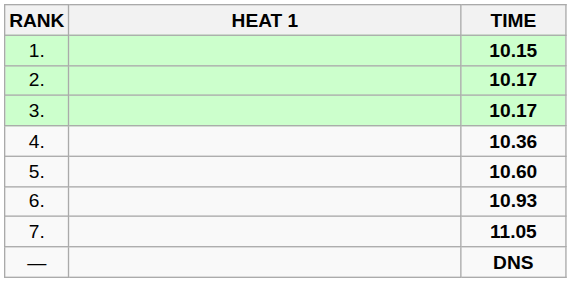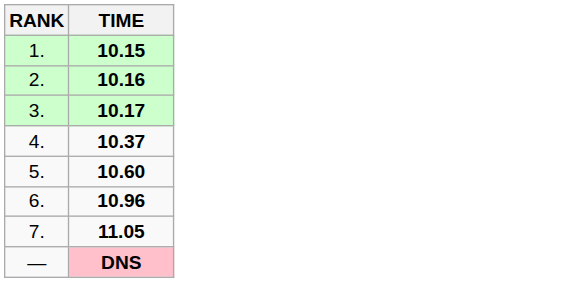- column: (265, 20)
(513, 81) 10.17 -> (121, 81) 10.16
(513, 141) 10.36 -> (121, 141) 10.37
(513, 202) 10.93 -> (121, 202) 10.96
(513, 262) no background -> (121, 262) pink background
